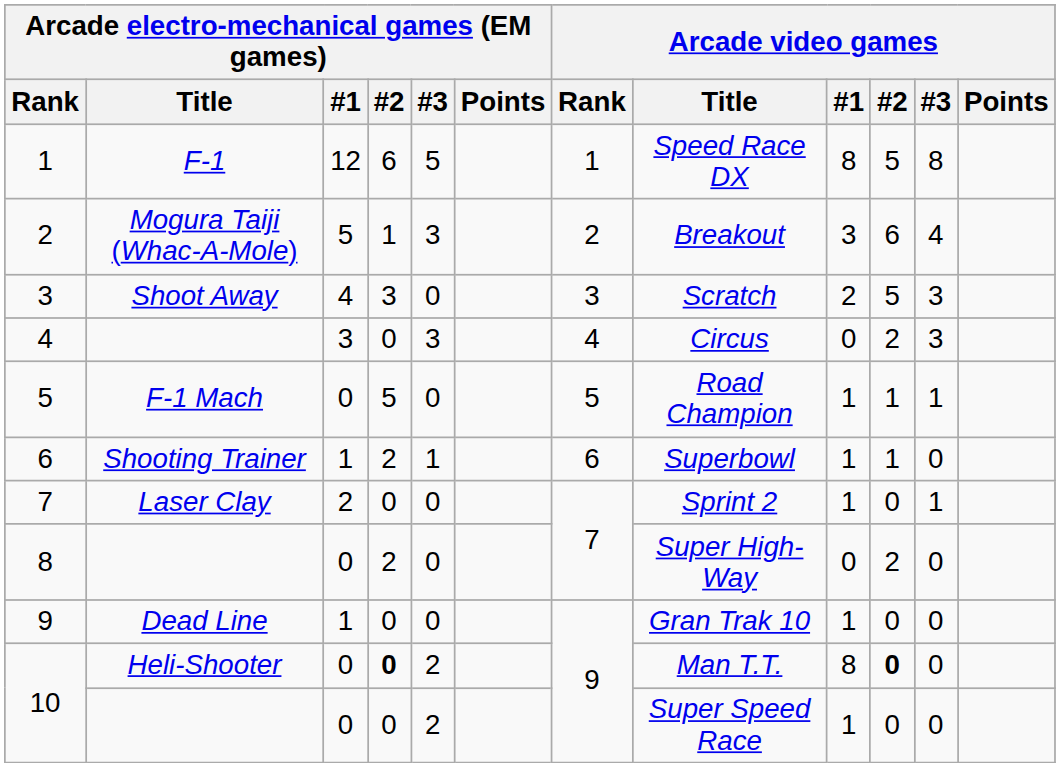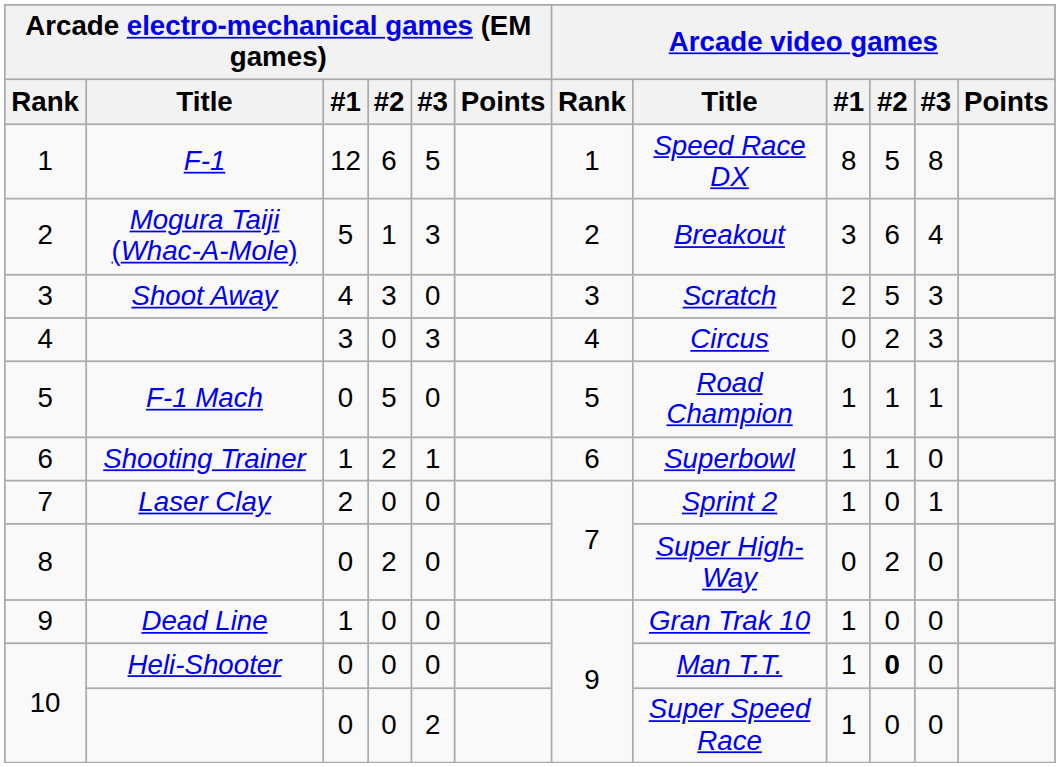(389, 665) bold -> (389, 665) normal
(433, 665) 2 -> (433, 665) 0
(849, 665) 8 -> (849, 665) 1
